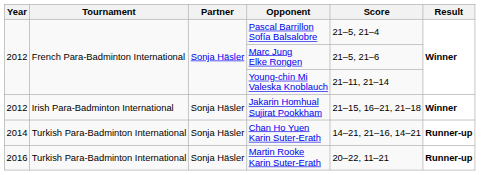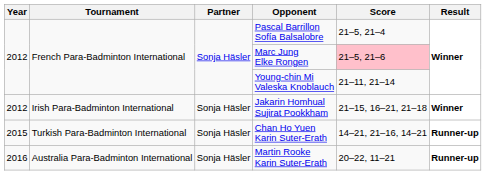(356, 57) no background -> (362, 57) pink background
(17, 133) 2014 -> (17, 133) 2015
(109, 158) Turkish Para-Badminton International -> (112, 158) Australia Para-Badminton International
